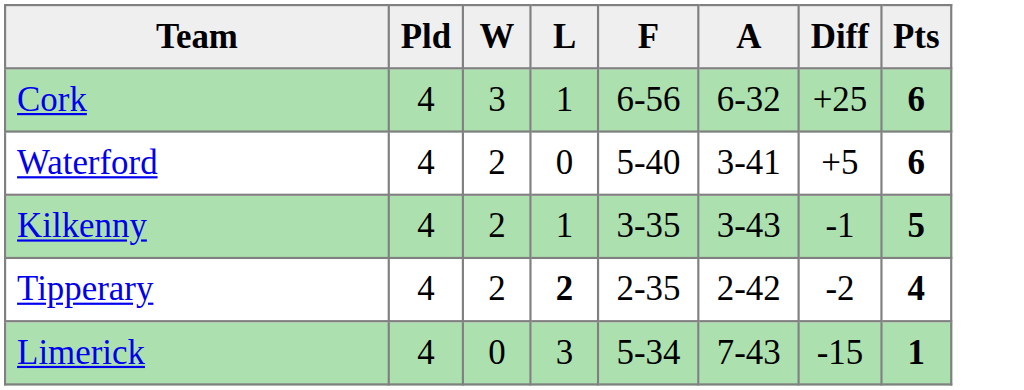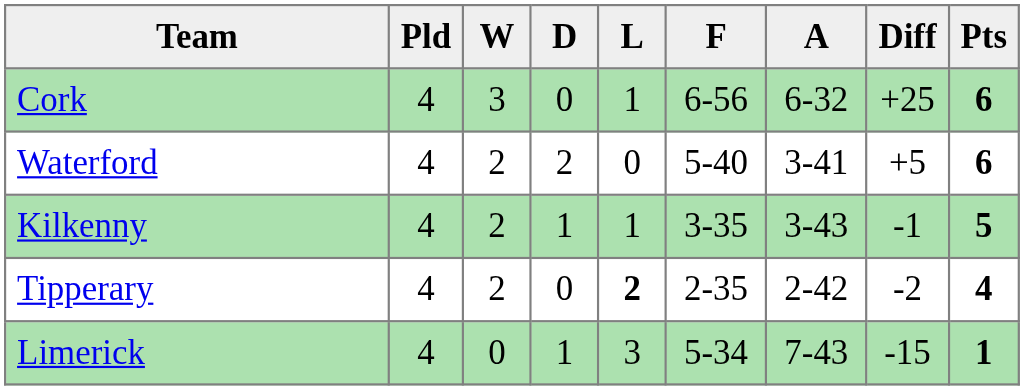+ column: (565, 36)
